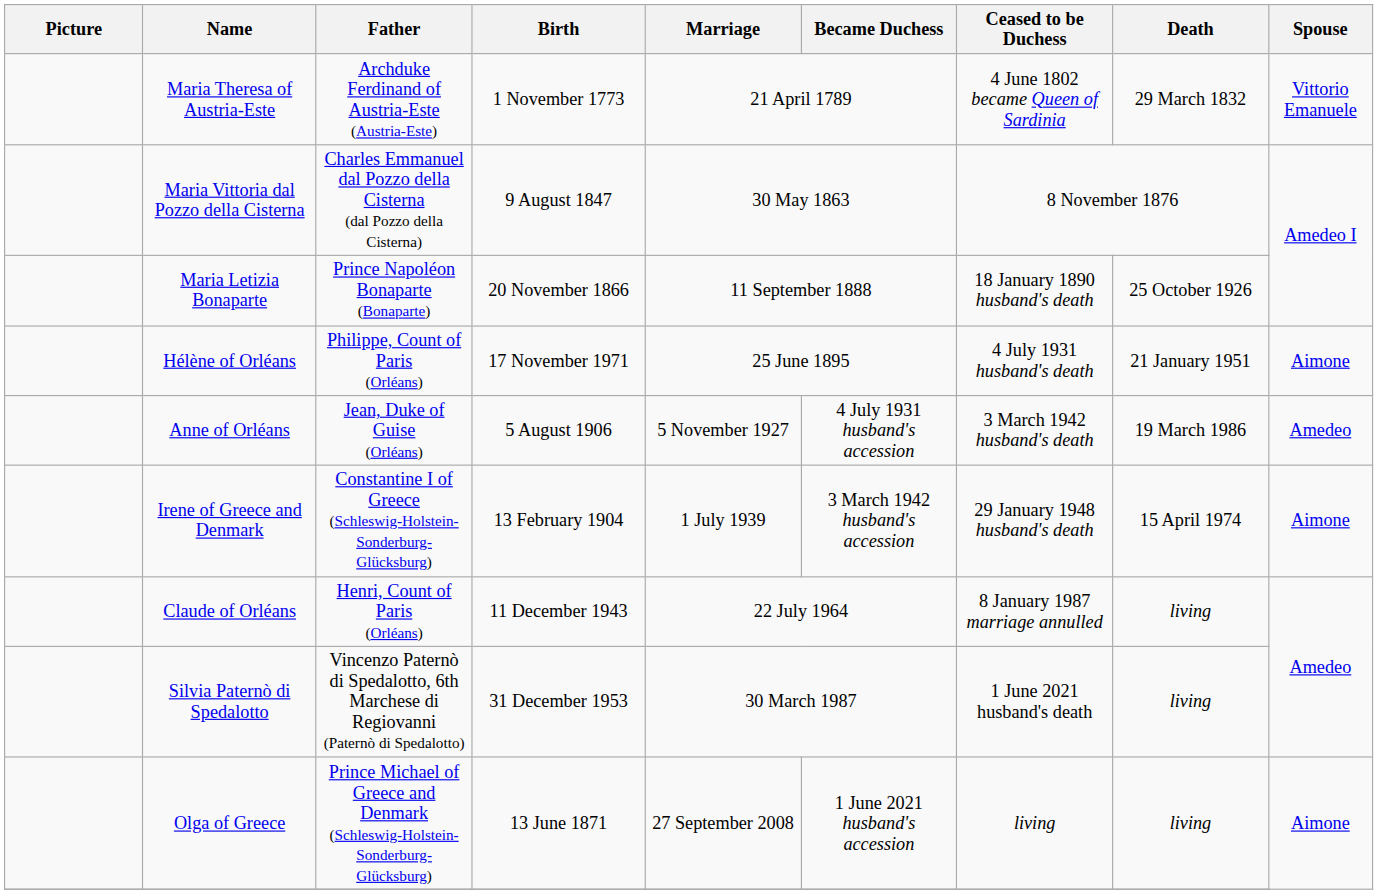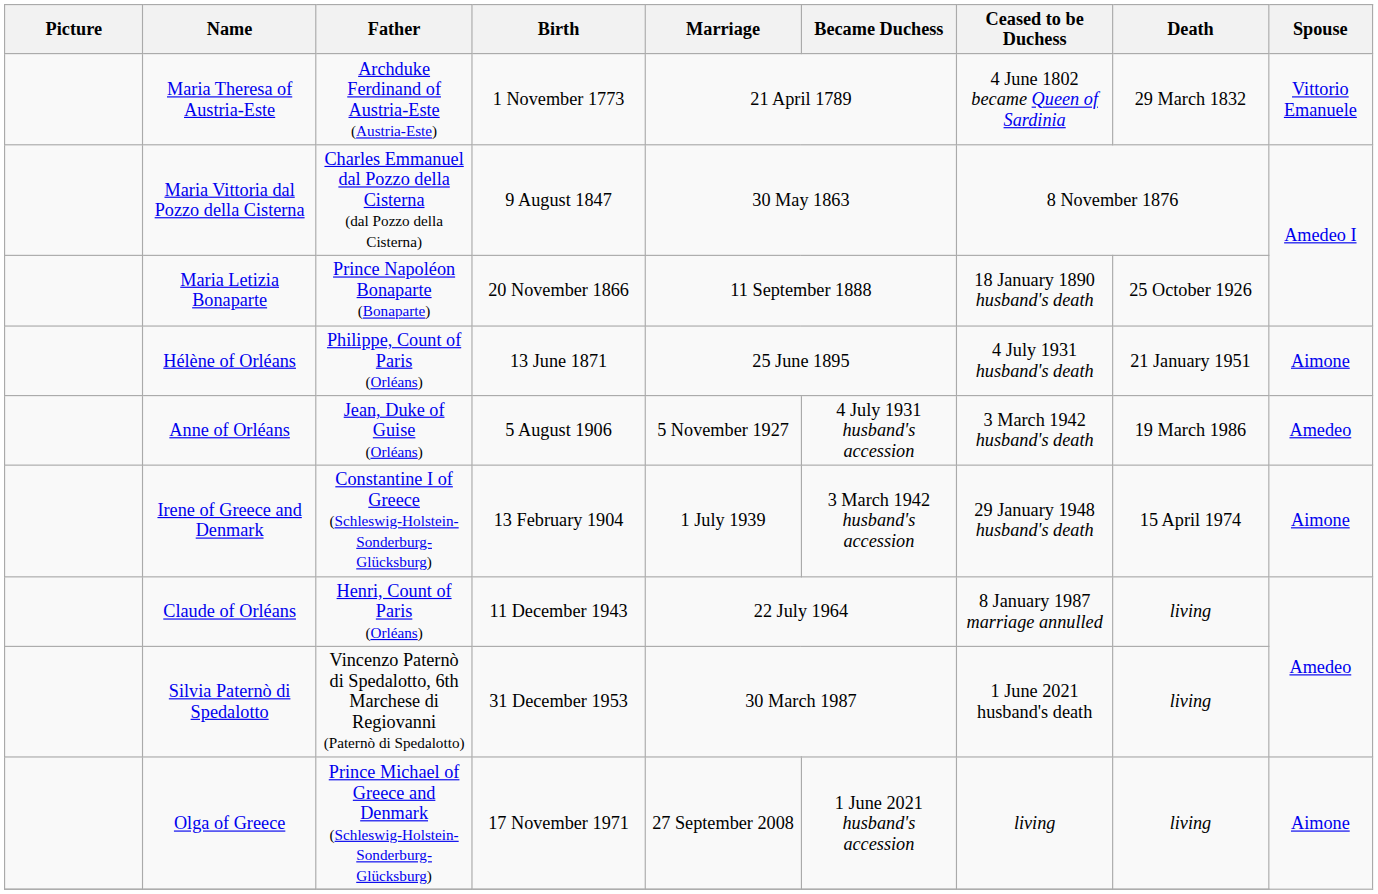(559, 360) 17 November 1971 -> (559, 360) 13 June 1871
(559, 823) 13 June 1871 -> (559, 823) 17 November 1971
